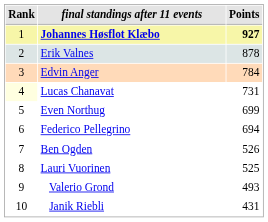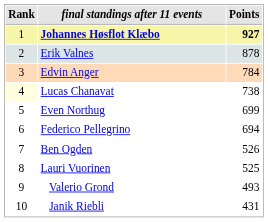(251, 92) 731 -> (251, 92) 738
